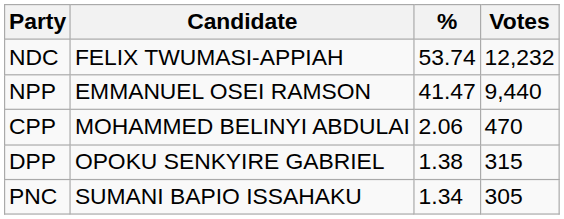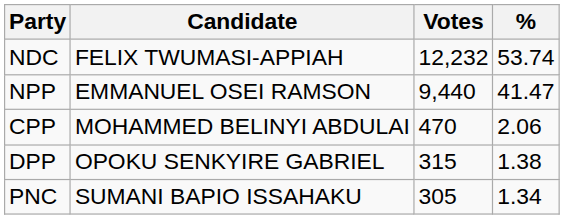columns swapped: (519, 21) <-> (447, 21)
